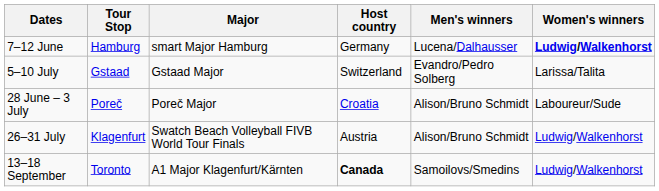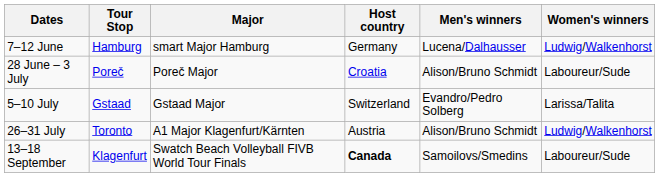(593, 46) bold -> (598, 46) normal
rows swapped: (38, 104) <-> (33, 72)
(118, 137) Klagenfurt -> (112, 130) Toronto
(232, 137) Swatch Beach Volleyball FIVB World Tour Finals -> (229, 130) A1 Major Klagenfurt/Kärnten
(111, 169) Toronto -> (120, 156) Klagenfurt
(227, 169) A1 Major Klagenfurt/Kärnten -> (233, 156) Swatch Beach Volleyball FIVB World Tour Finals
(589, 169) Ludwig/Walkenhorst -> (587, 156) Laboureur/Sude
